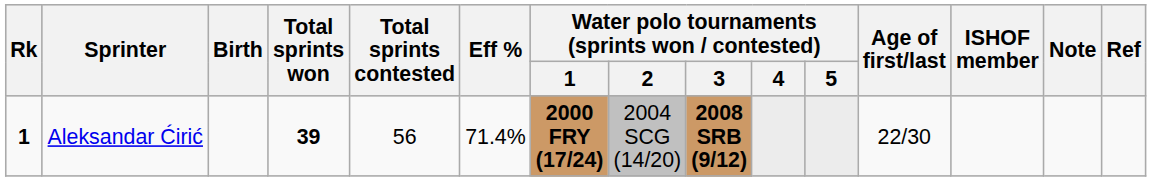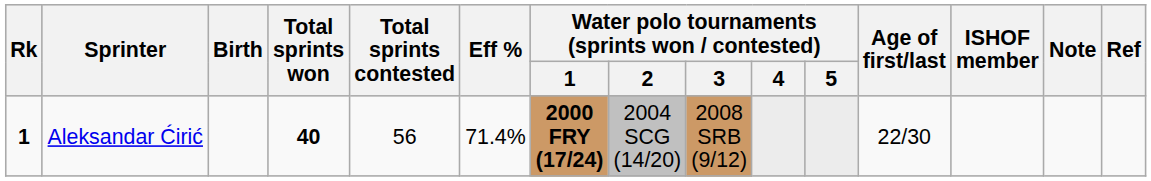(309, 136) 39 -> (309, 136) 40
(719, 136) bold -> (719, 136) normal
